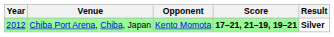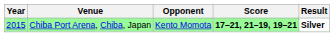(16, 25) 2012 -> (16, 25) 2015
